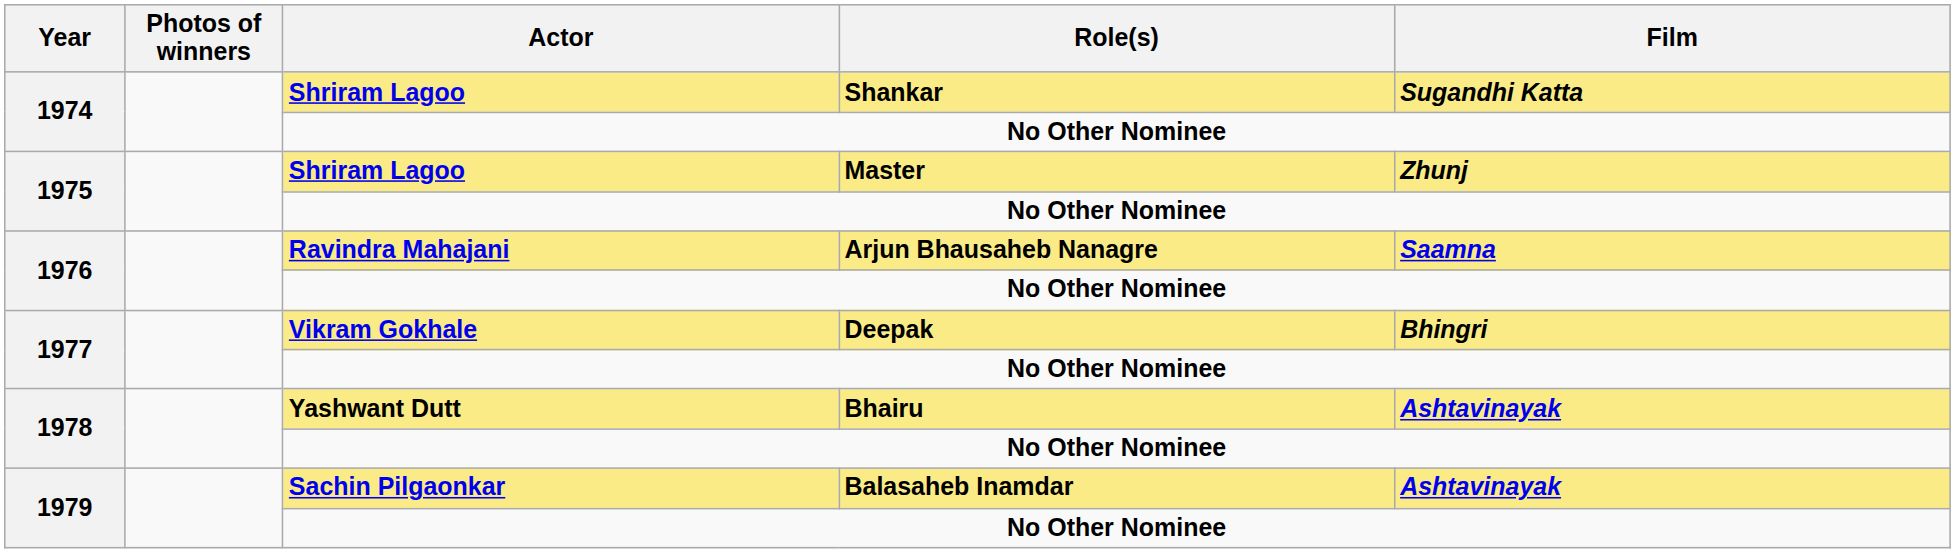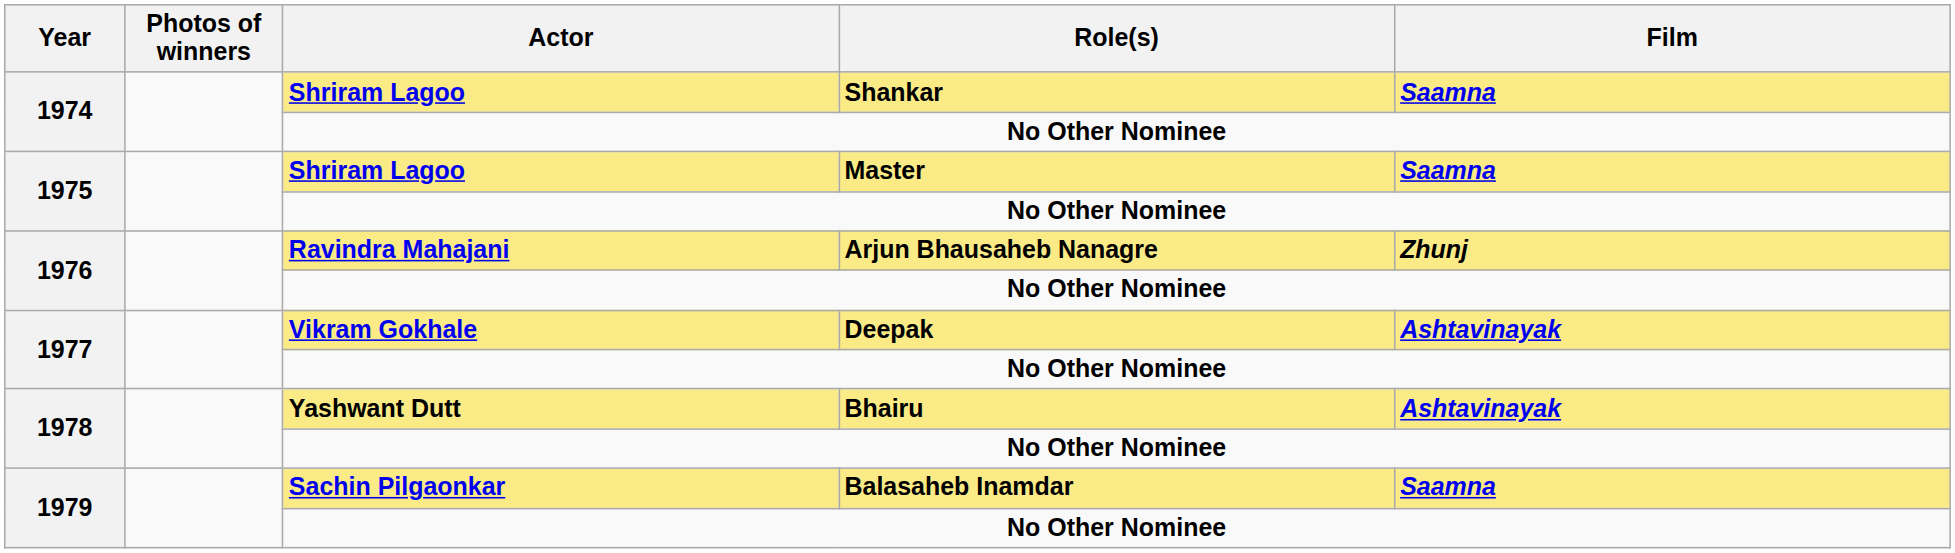(1492, 91) Sugandhi Katta -> (1448, 91) Saamna
(1434, 171) Zhunj -> (1448, 171) Saamna
(1448, 250) Saamna -> (1434, 250) Zhunj
(1444, 329) Bhingri -> (1481, 329) Ashtavinayak
(1481, 487) Ashtavinayak -> (1448, 487) Saamna
